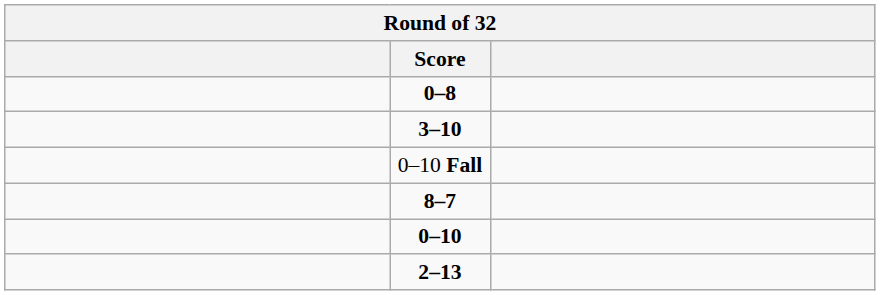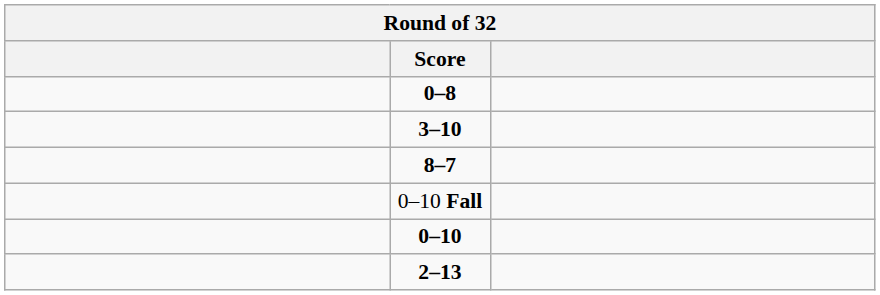rows swapped: (440, 200) <-> (440, 165)
